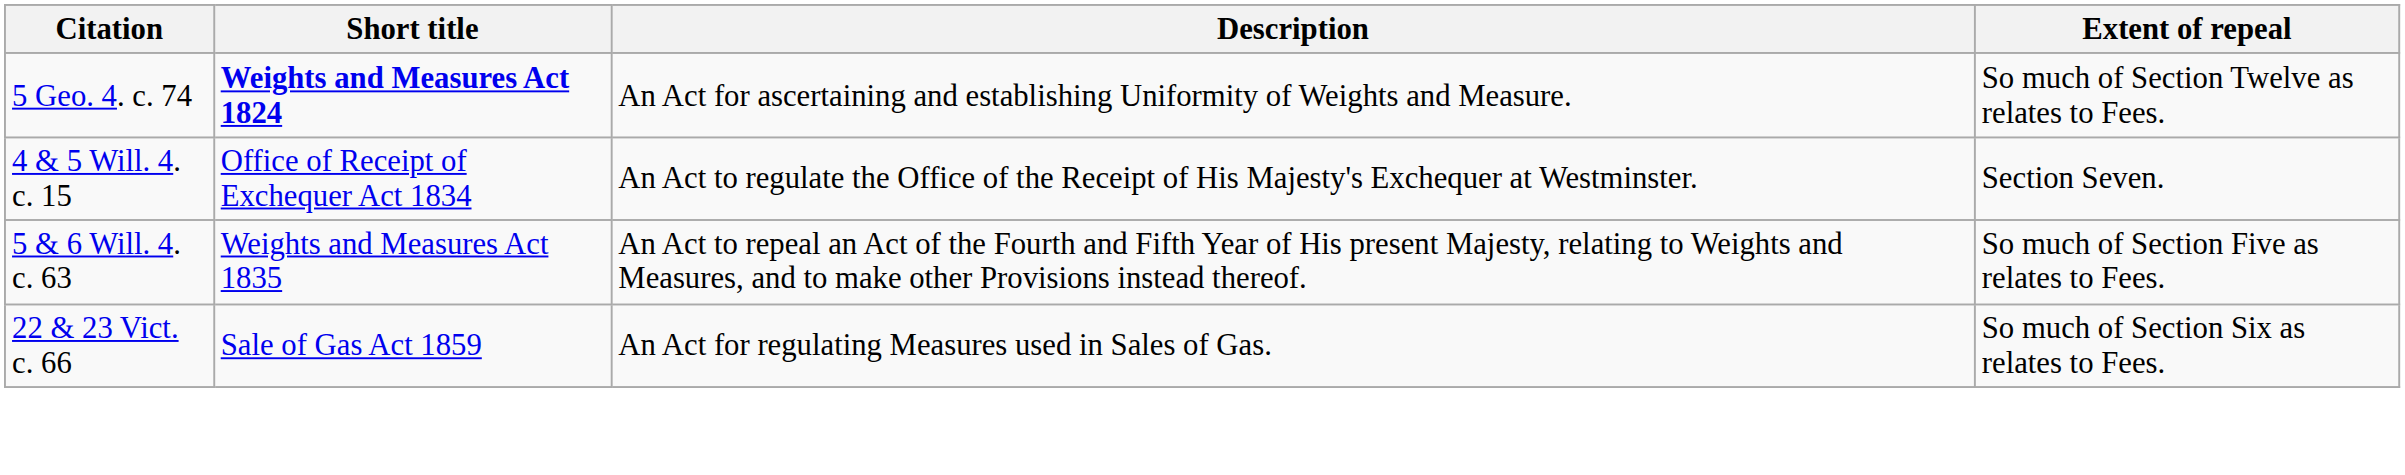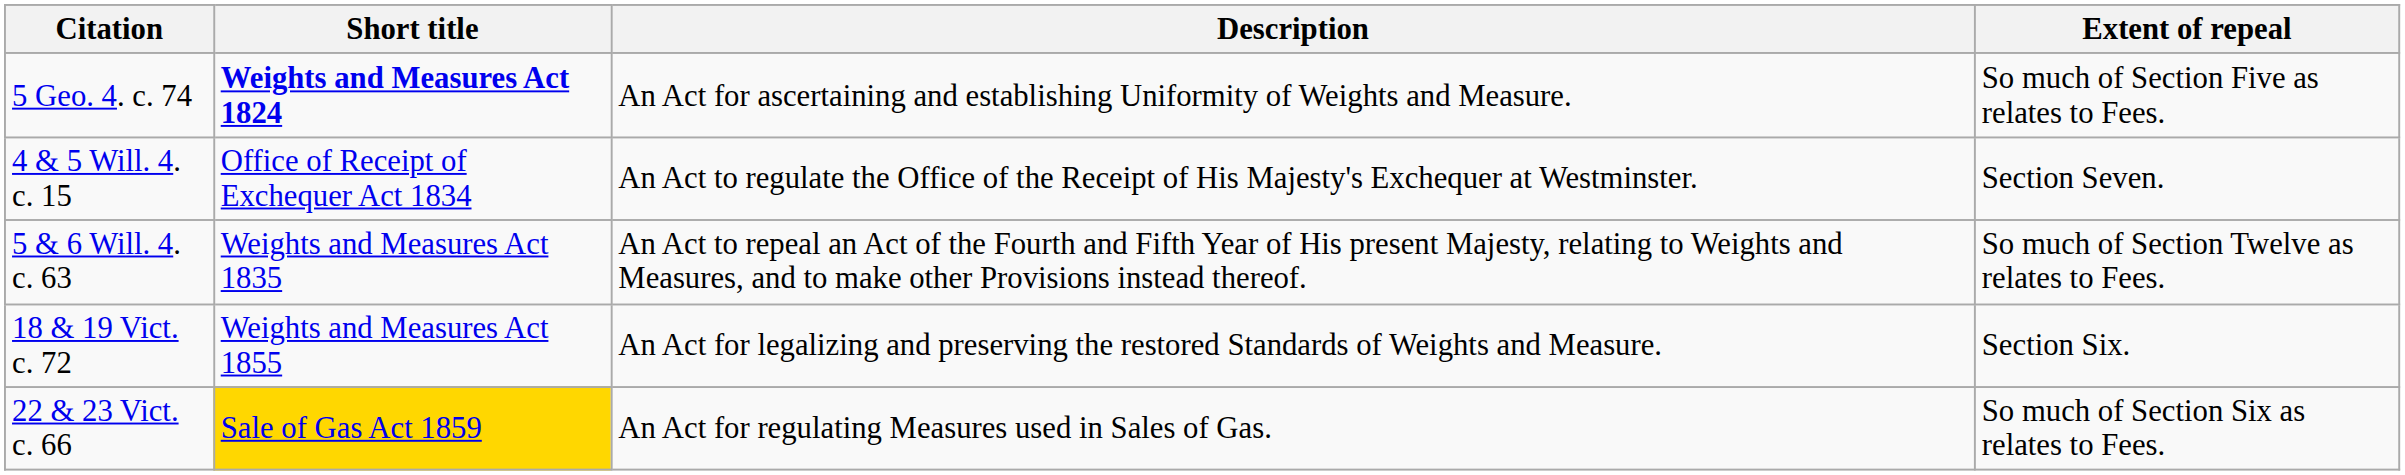(2168, 94) So much of Section Twelve as relates to Fees. -> (2150, 94) So much of Section Five as relates to Fees.
(2150, 261) So much of Section Five as relates to Fees. -> (2168, 261) So much of Section Twelve as relates to Fees.
+ row: (95, 344)
(351, 344) no background -> (351, 427) gold background
